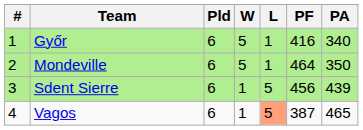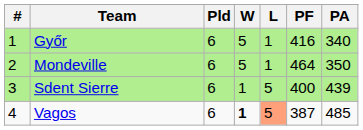(303, 88) 456 -> (303, 88) 400
(242, 112) normal -> (242, 112) bold
(338, 112) 465 -> (338, 112) 485
